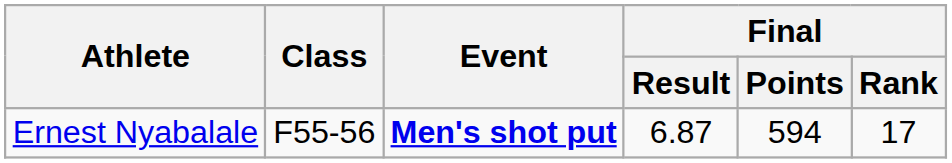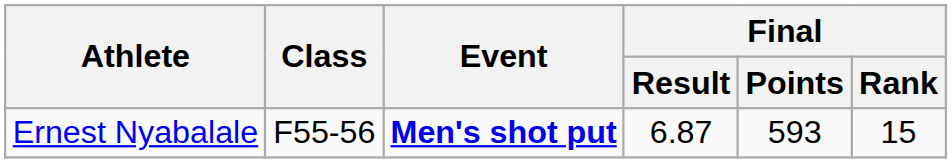(795, 133) 594 -> (795, 133) 593
(899, 133) 17 -> (899, 133) 15
